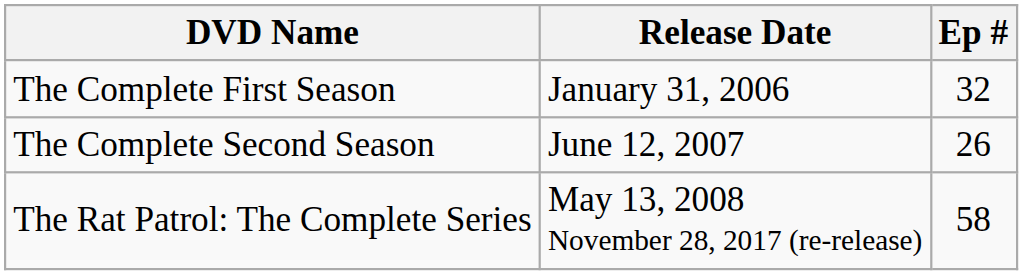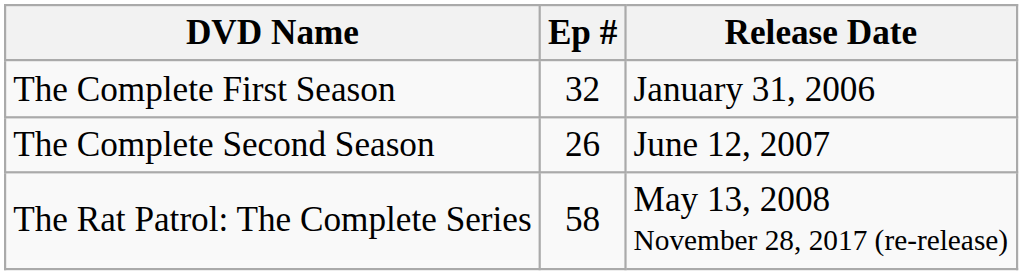columns swapped: (973, 32) <-> (735, 32)
